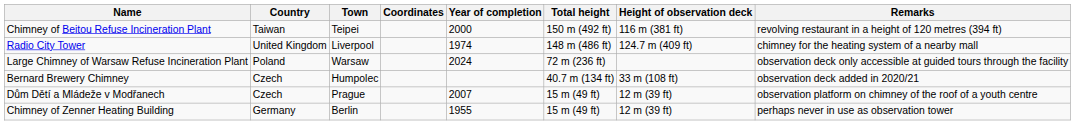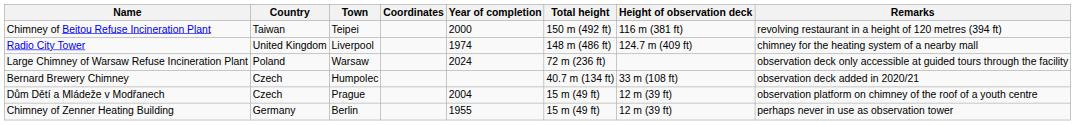(460, 95) 2007 -> (460, 95) 2004
